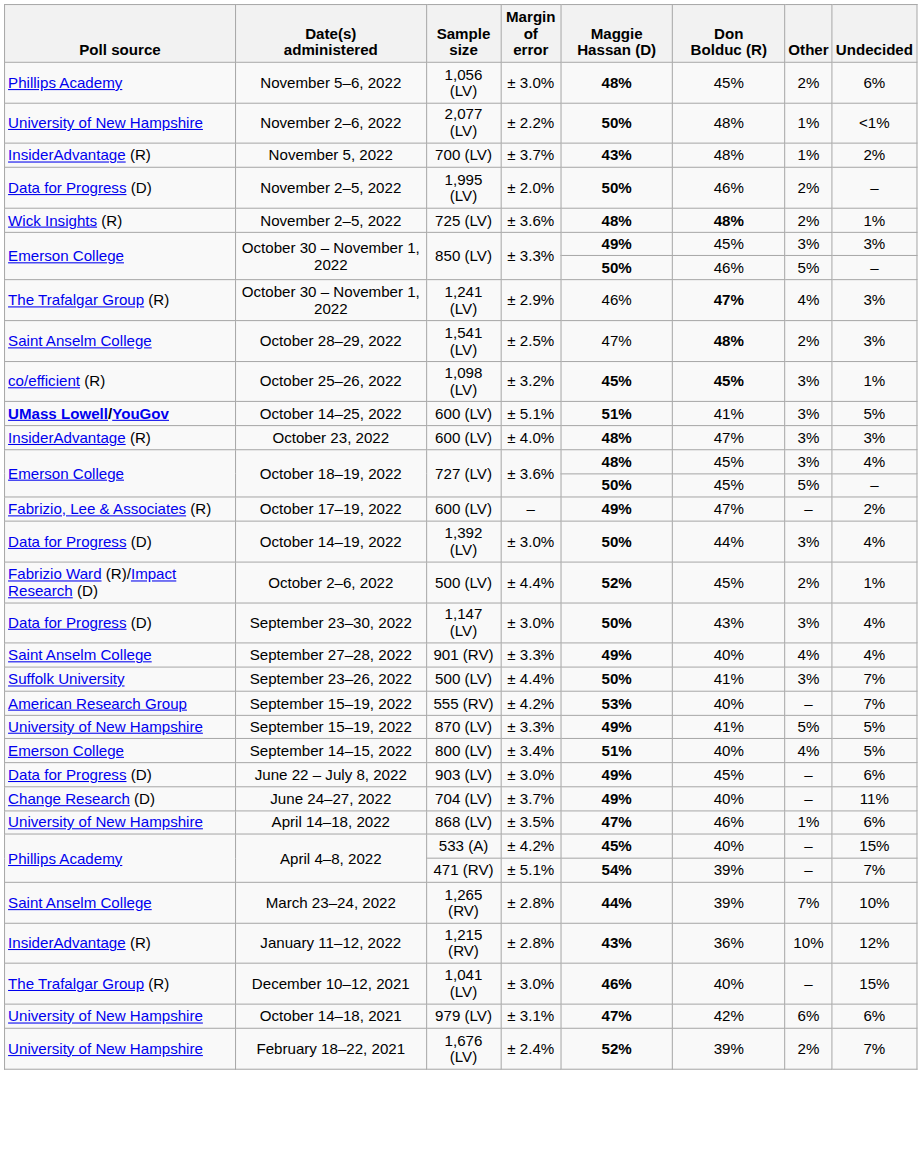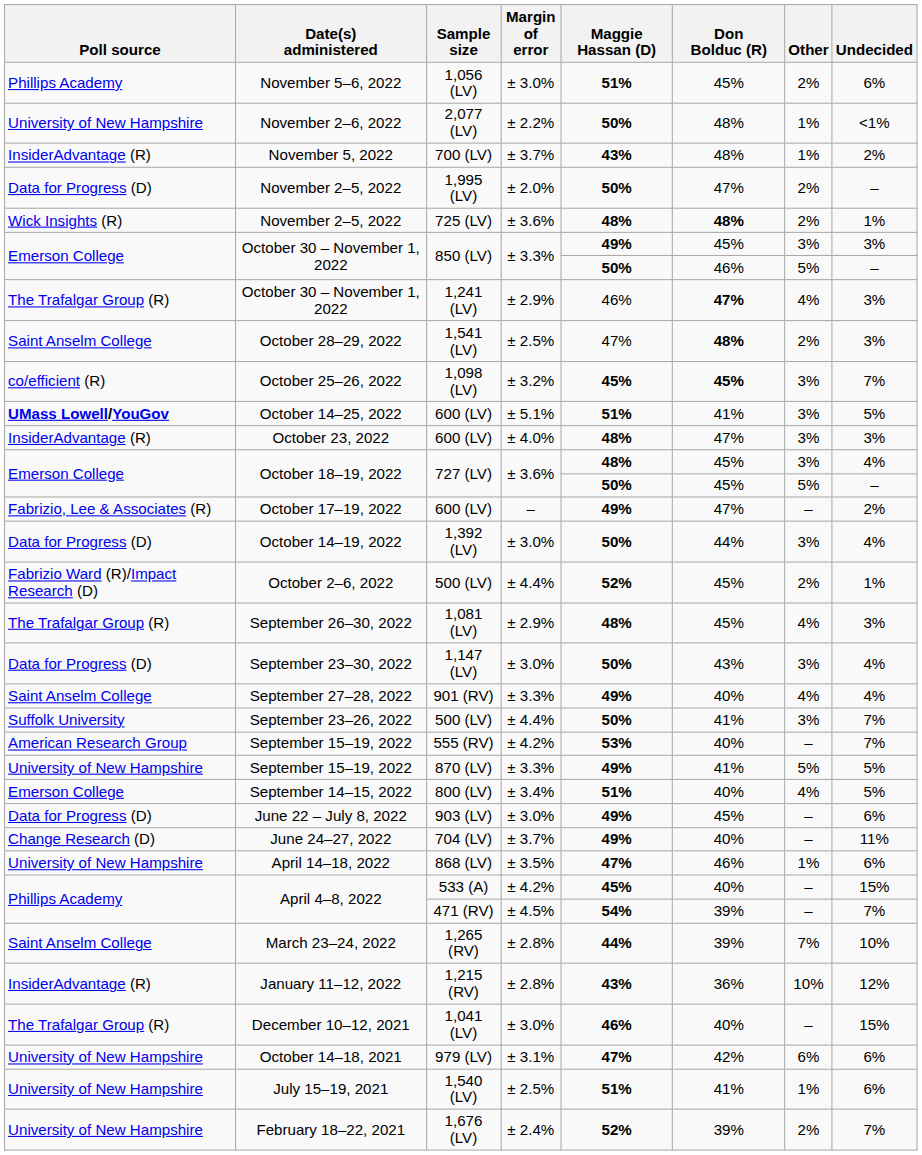(617, 83) 48% -> (617, 83) 51%
(729, 188) 46% -> (729, 188) 47%
(874, 382) 1% -> (874, 382) 7%
+ row: (331, 623)
(531, 871) ± 5.1% -> (531, 911) ± 4.5%
+ row: (331, 1089)
